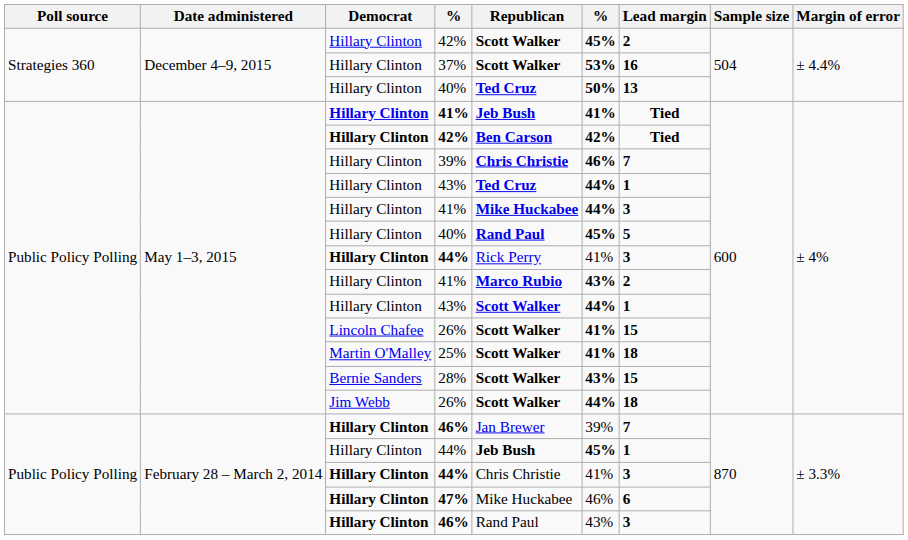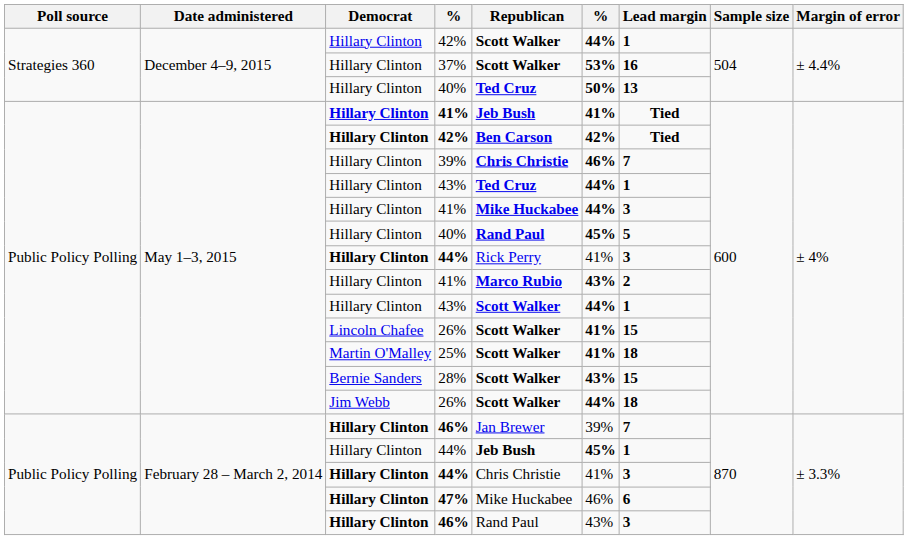(601, 40) 45% -> (601, 40) 44%
(627, 40) 2 -> (627, 40) 1
